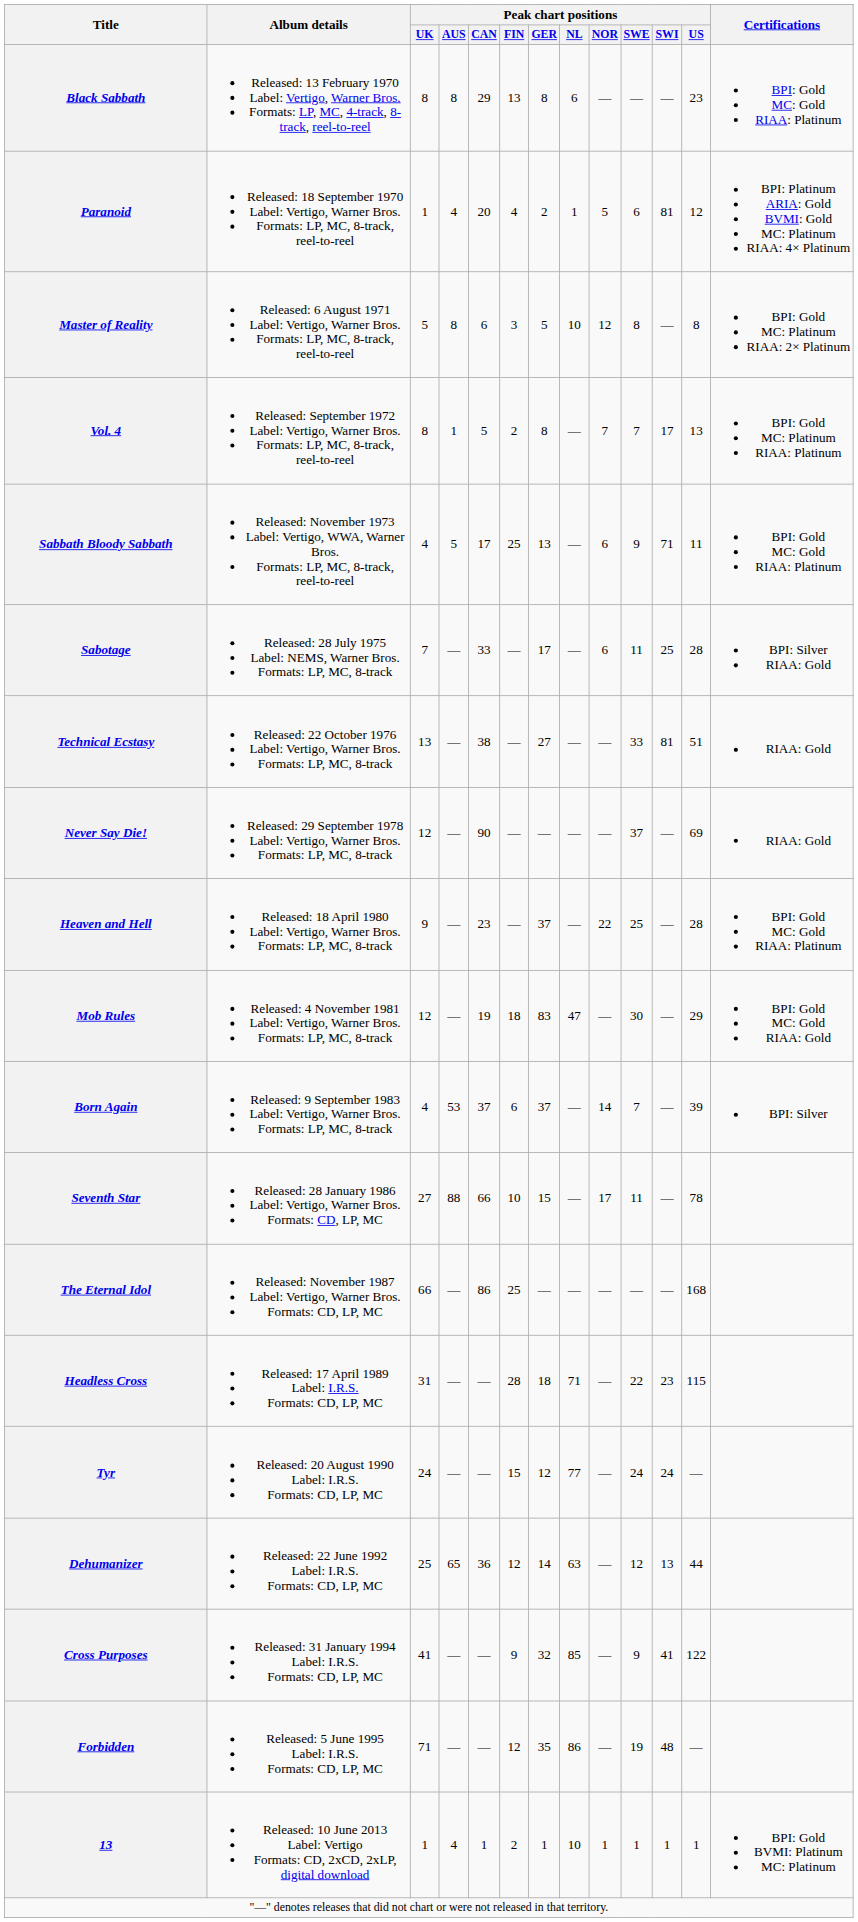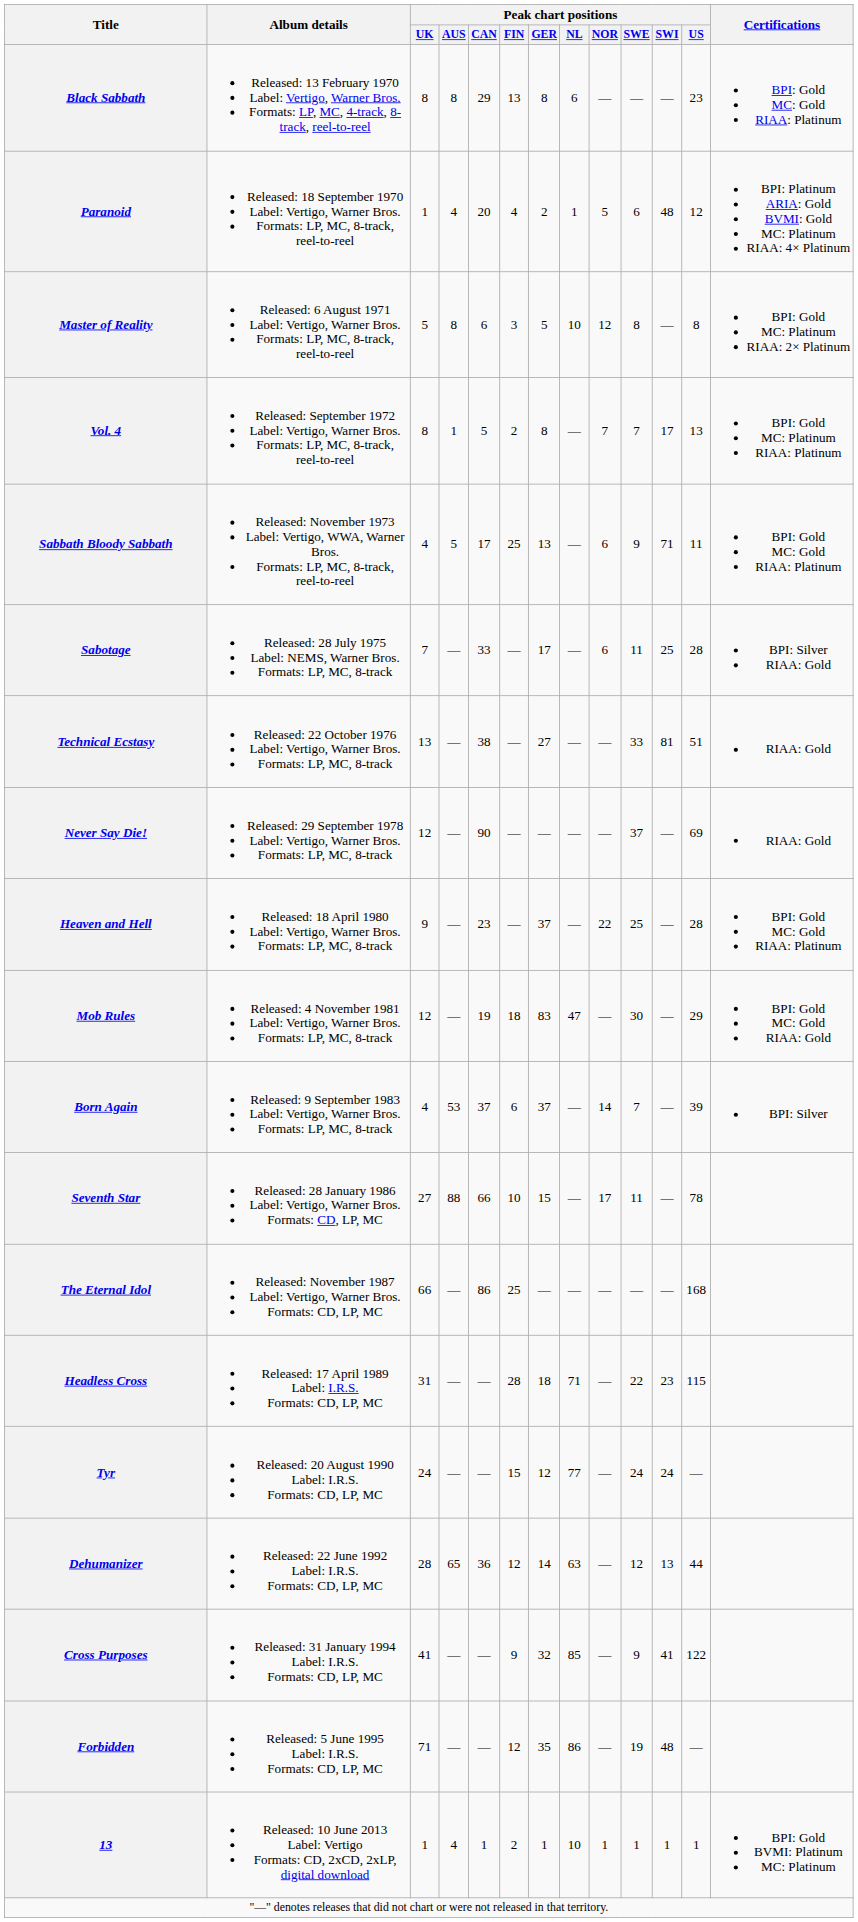(667, 211) 81 -> (667, 211) 48
(425, 1563) 25 -> (425, 1563) 28
